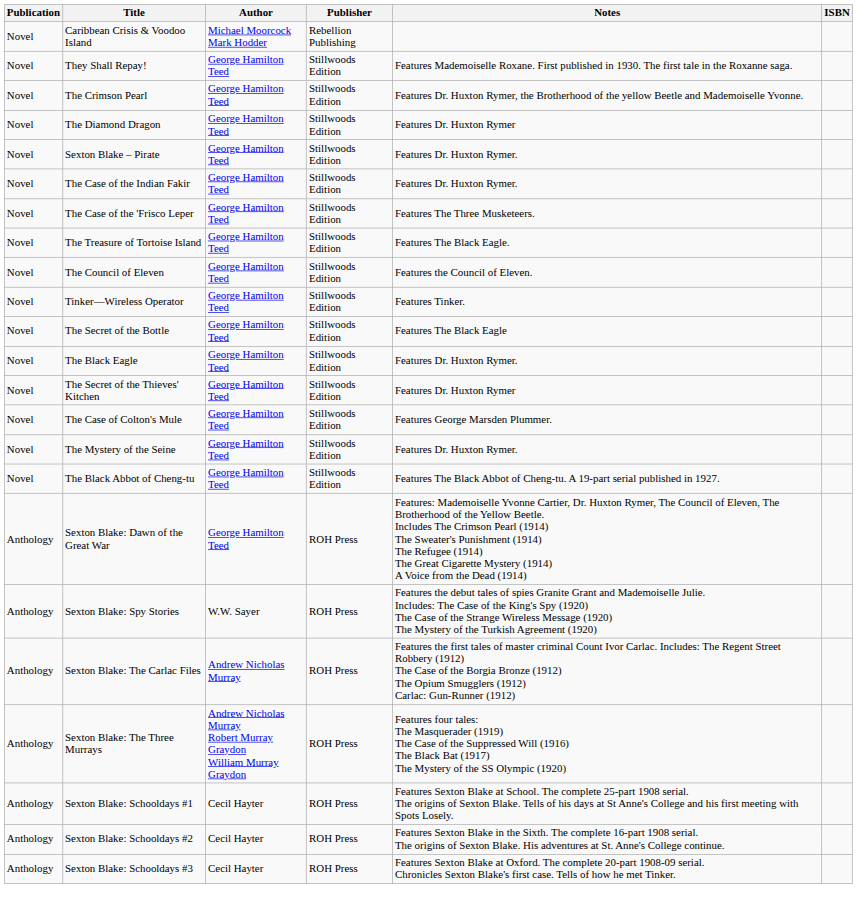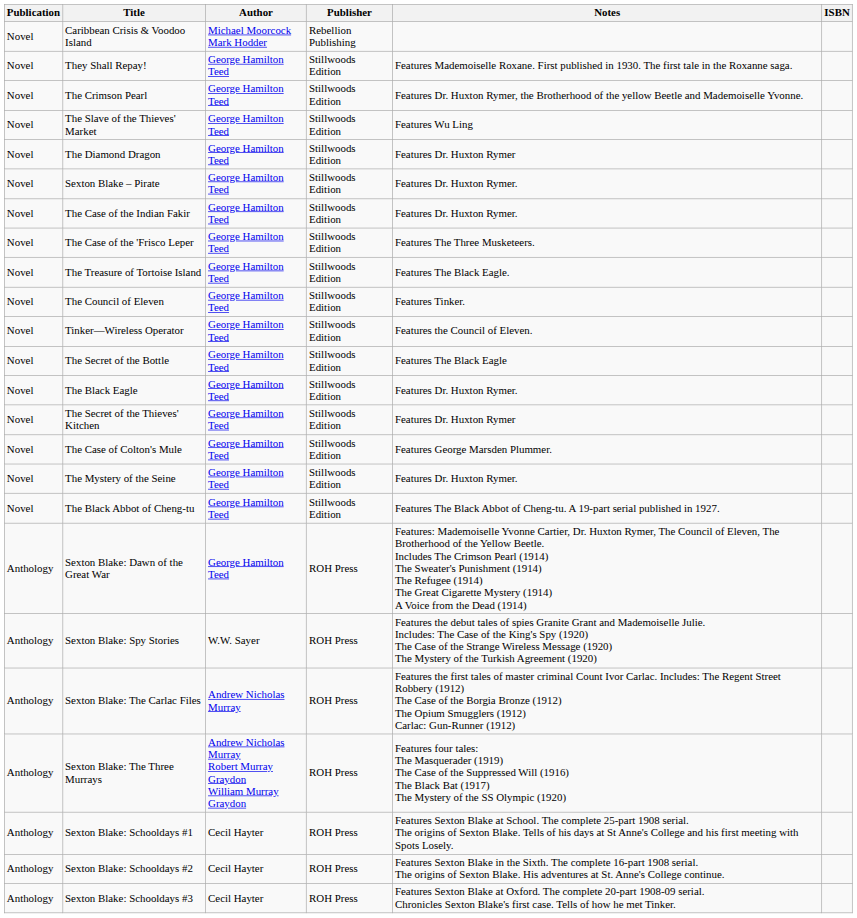+ row: (120, 124)
(464, 272) Features the Council of Eleven. -> (430, 301) Features Tinker.
(430, 301) Features Tinker. -> (464, 331) Features the Council of Eleven.
